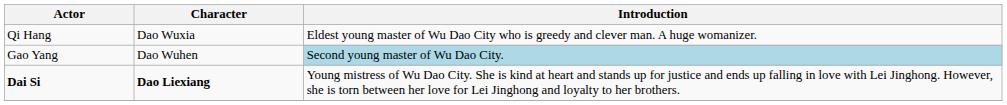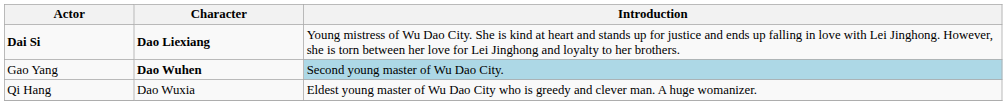rows swapped: (29, 34) <-> (24, 82)
(167, 55) normal -> (169, 69) bold
